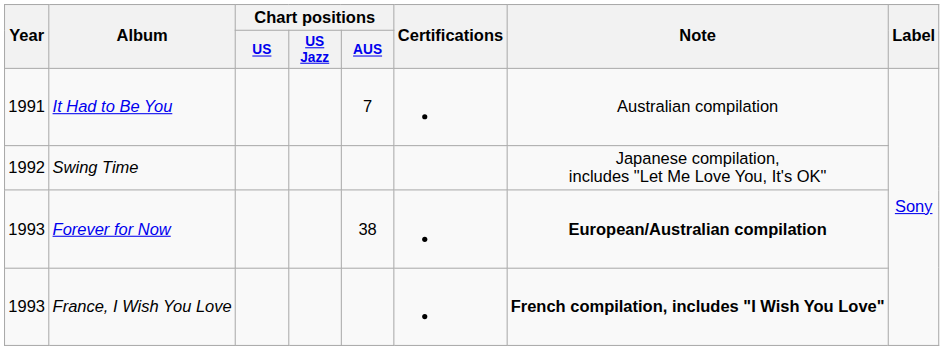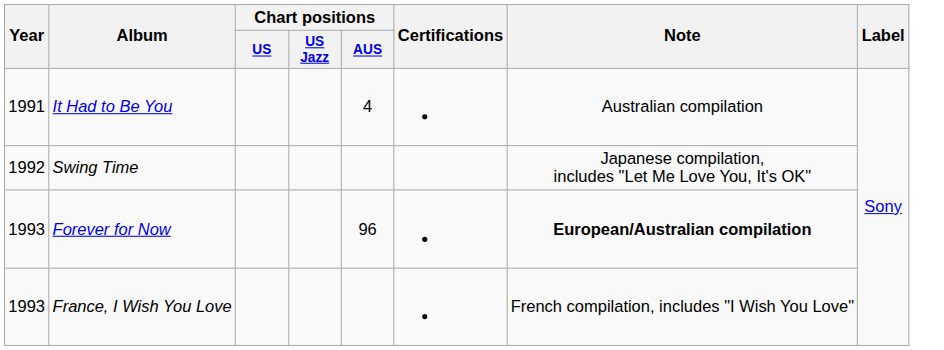(368, 106) 7 -> (368, 106) 4
(368, 229) 38 -> (368, 229) 96
(698, 306) bold -> (682, 306) normal
